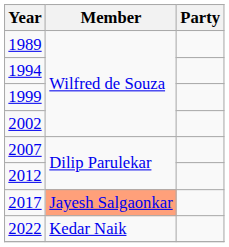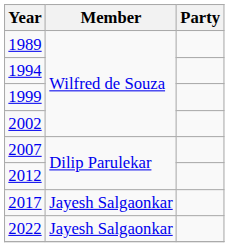(111, 202) lightsalmon background -> (111, 202) no background
(88, 228) Kedar Naik -> (111, 228) Jayesh Salgaonkar
